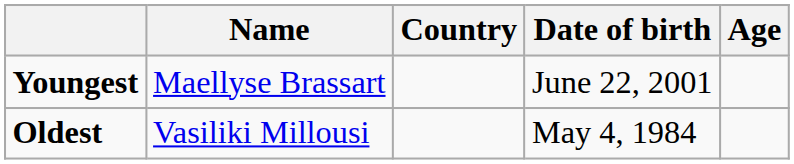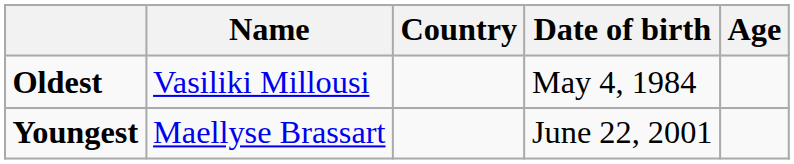rows swapped: (75, 81) <-> (57, 132)
